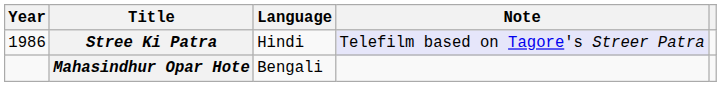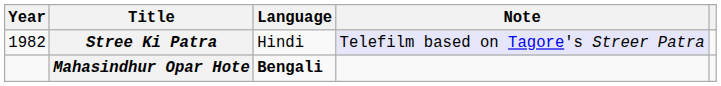(27, 43) 1986 -> (27, 43) 1982
(290, 68) normal -> (290, 68) bold
